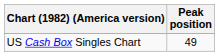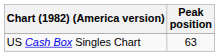(191, 42) 49 -> (191, 42) 63
